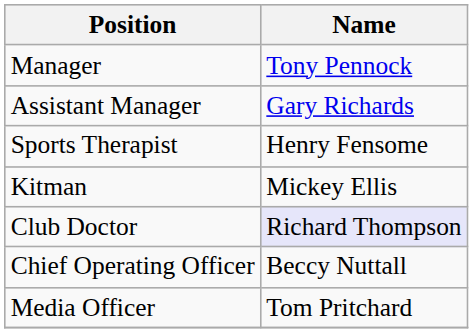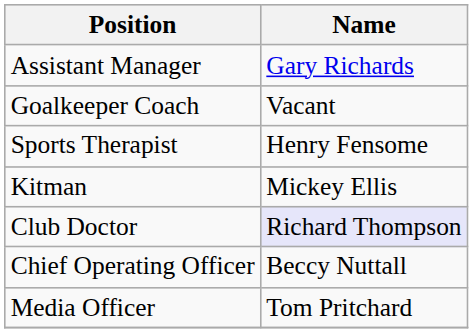- row: (56, 65)
+ row: (105, 105)
